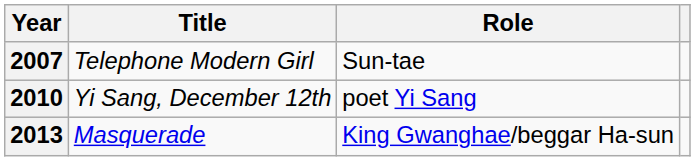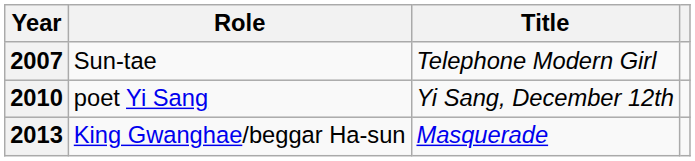columns swapped: (203, 23) <-> (508, 23)
